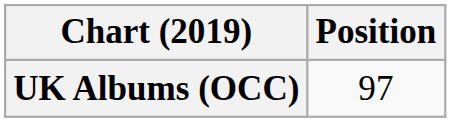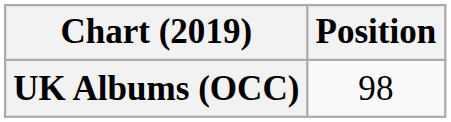(376, 87) 97 -> (376, 87) 98
